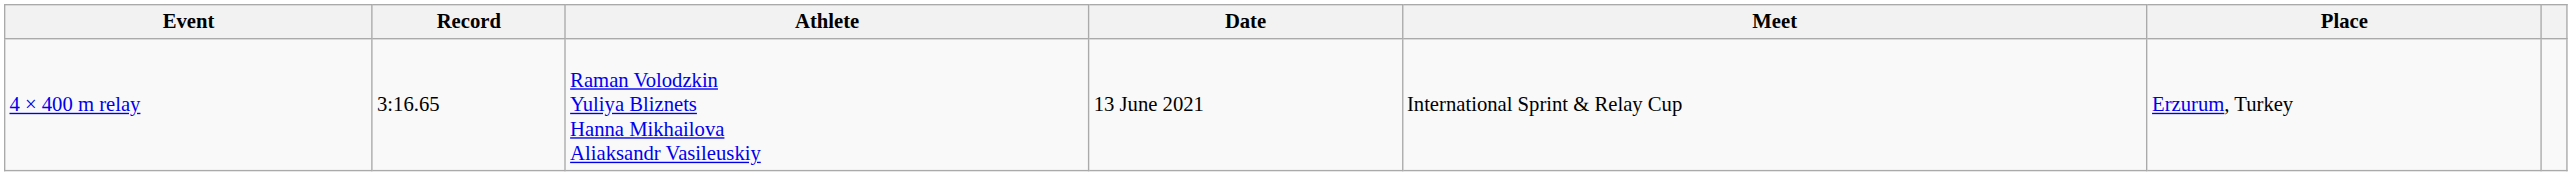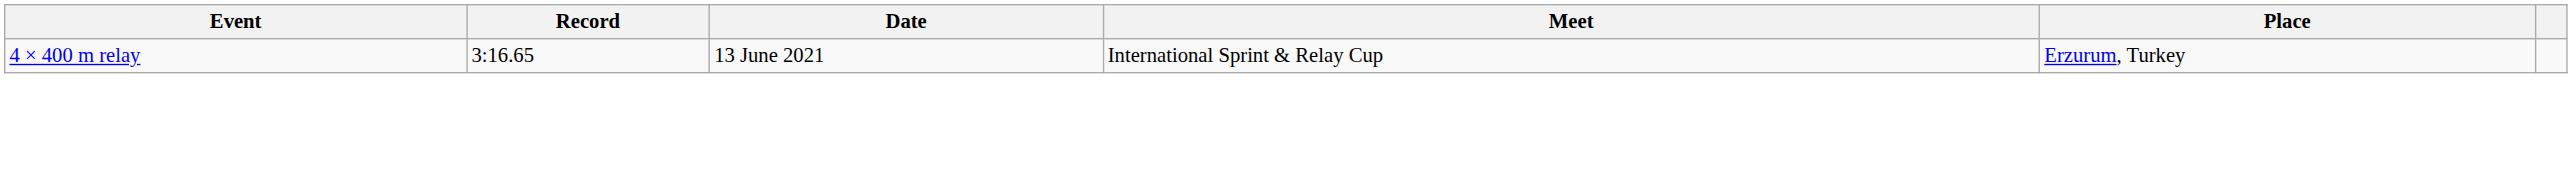- column: (827, 21)
